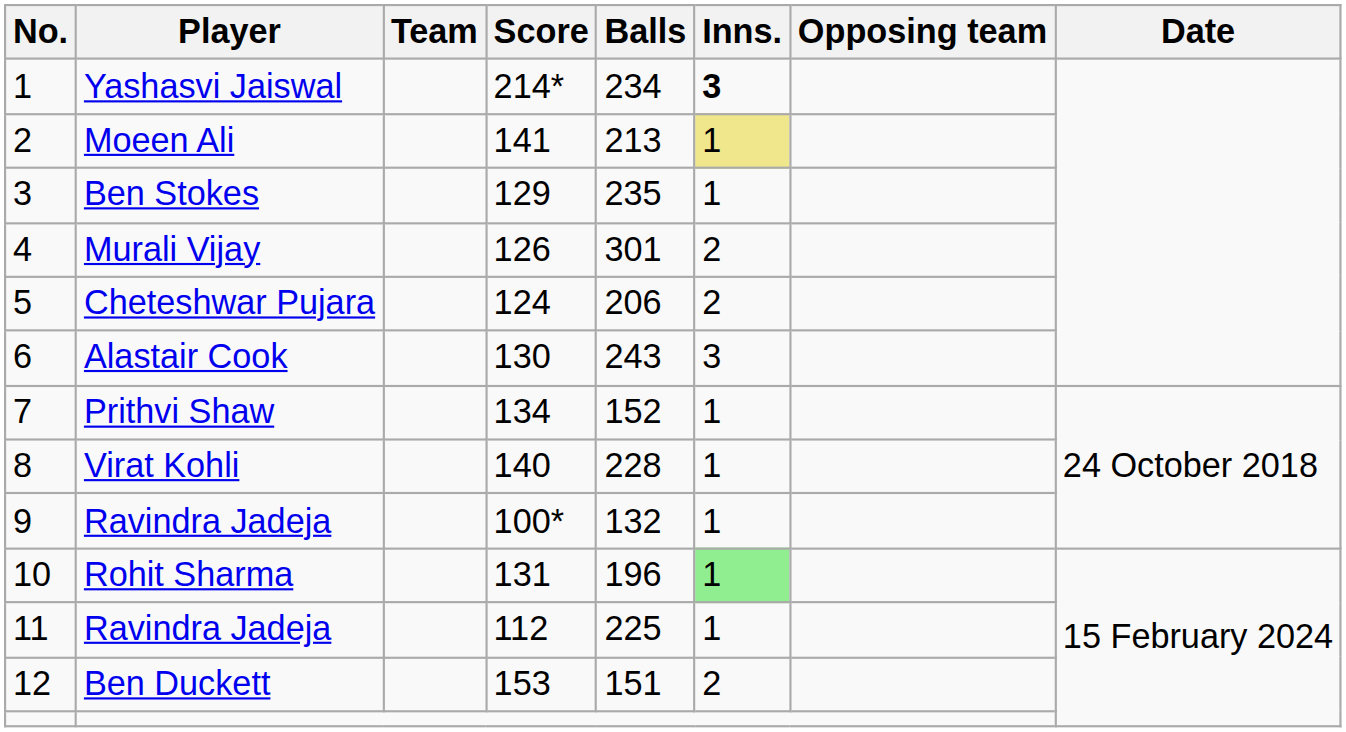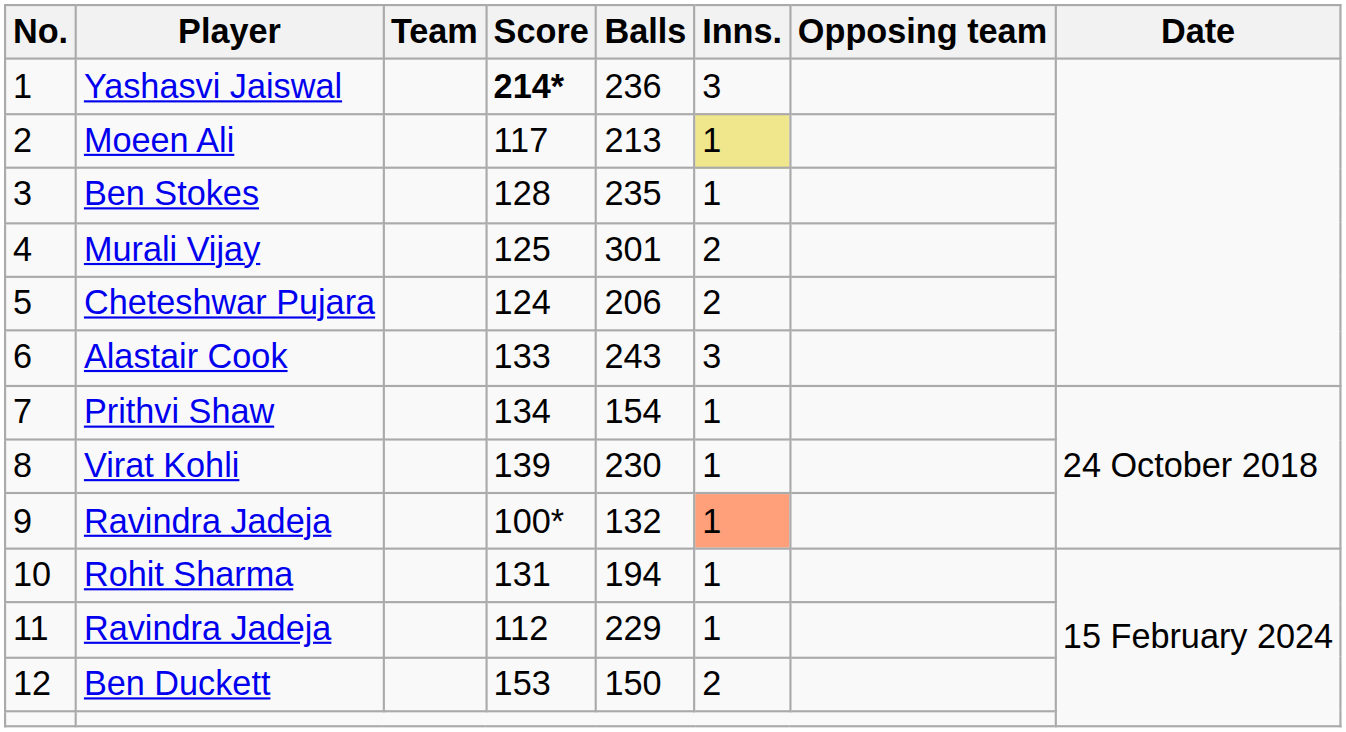(529, 85) normal -> (529, 85) bold
(633, 85) 234 -> (633, 85) 236
(712, 85) bold -> (712, 85) normal
(522, 140) 141 -> (521, 140) 117
(522, 194) 129 -> (522, 194) 128
(522, 248) 126 -> (522, 248) 125
(522, 357) 130 -> (522, 357) 133
(633, 411) 152 -> (633, 411) 154
(522, 466) 140 -> (522, 466) 139
(633, 466) 228 -> (633, 466) 230
(712, 520) no background -> (712, 520) lightsalmon background
(633, 574) 196 -> (633, 574) 194
(712, 574) lightgreen background -> (712, 574) no background
(633, 628) 225 -> (633, 628) 229
(633, 683) 151 -> (633, 683) 150
